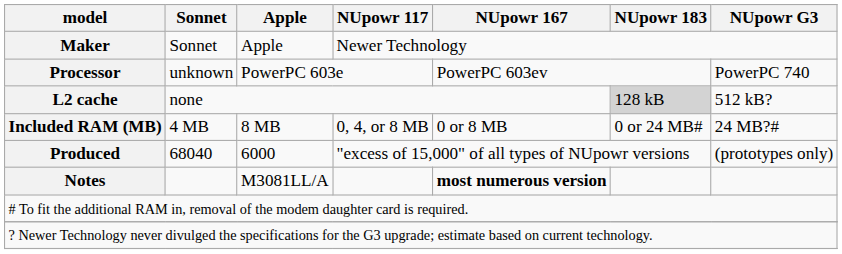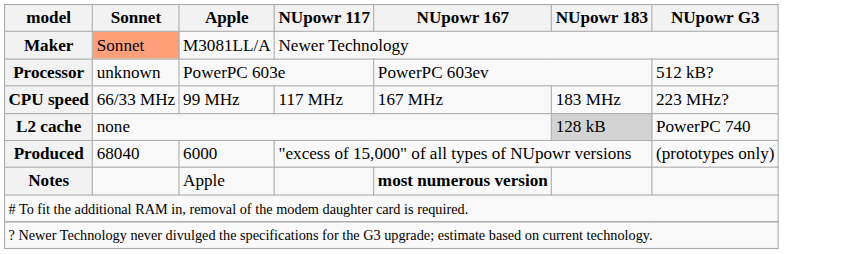(193, 45) no background -> (121, 45) lightsalmon background
(262, 45) Apple -> (227, 45) M3081LL/A
(762, 72) PowerPC 740 -> (685, 72) 512 kB?
+ row: (49, 99)
(744, 99) 512 kB? -> (703, 126) PowerPC 740
- row: (85, 126)
(285, 180) M3081LL/A -> (204, 180) Apple
